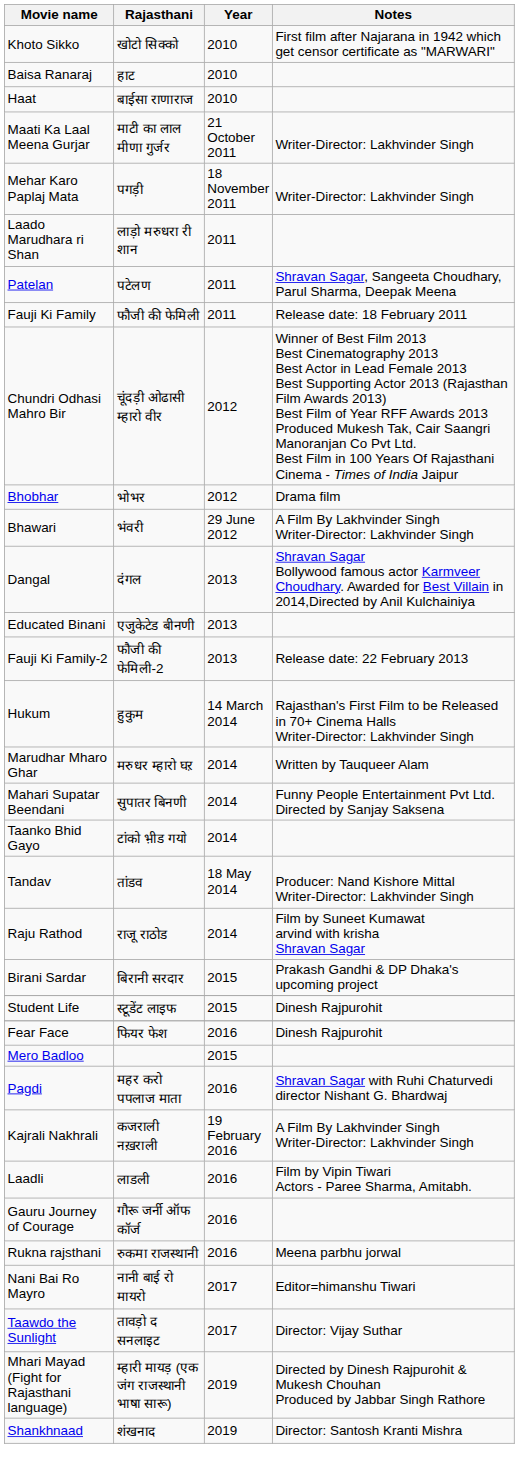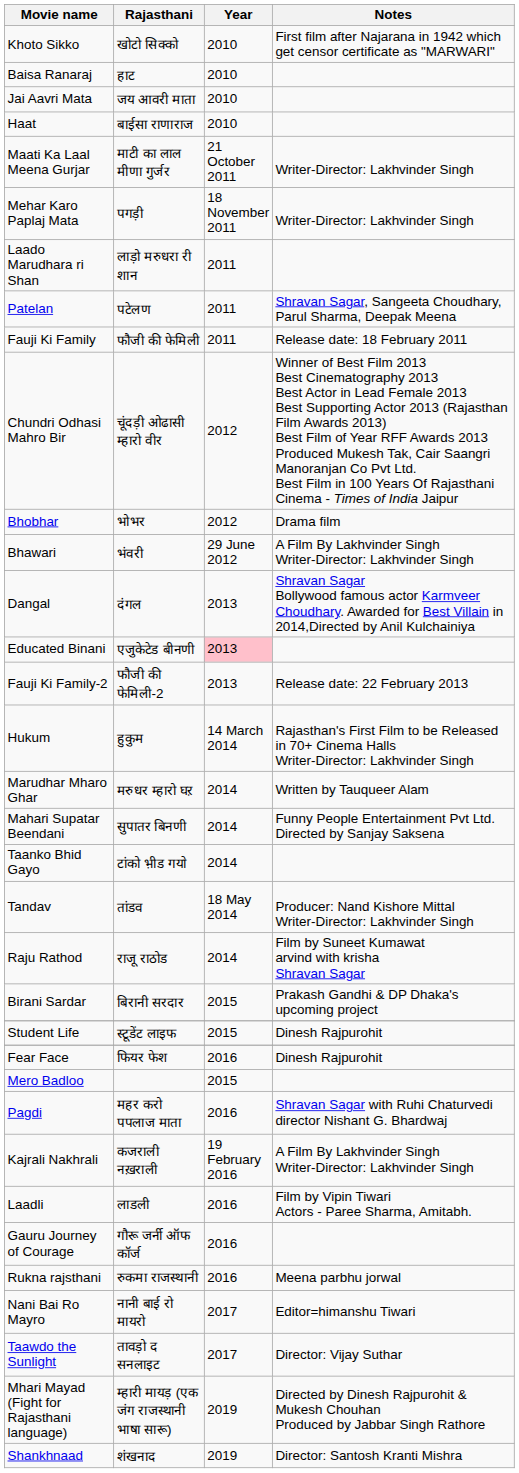+ row: (50, 99)
(222, 624) no background -> (222, 649) pink background
